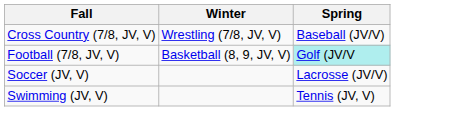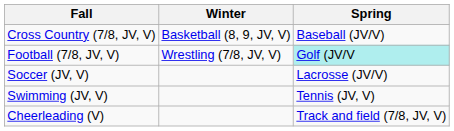(221, 34) Wrestling (7/8, JV, V) -> (226, 34) Basketball (8, 9, JV, V)
(226, 55) Basketball (8, 9, JV, V) -> (221, 55) Wrestling (7/8, JV, V)
+ row: (56, 116)
